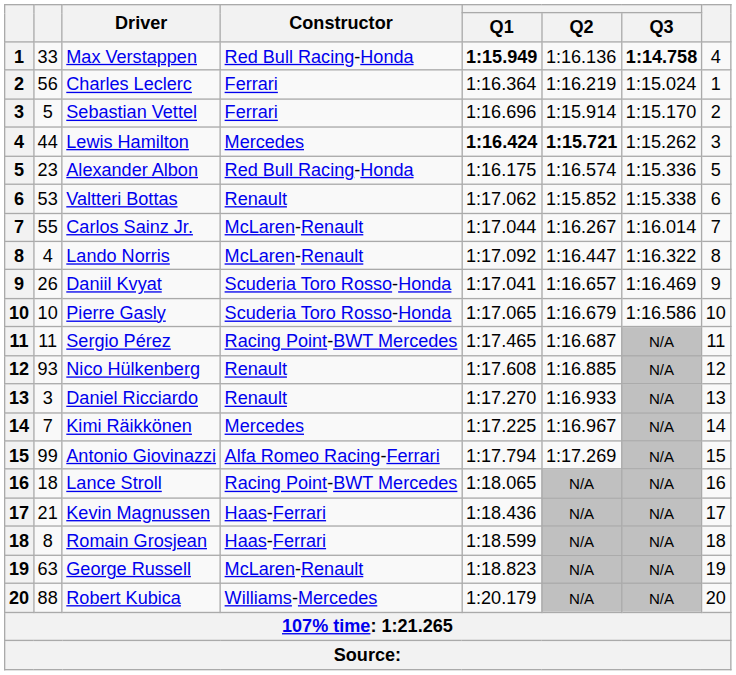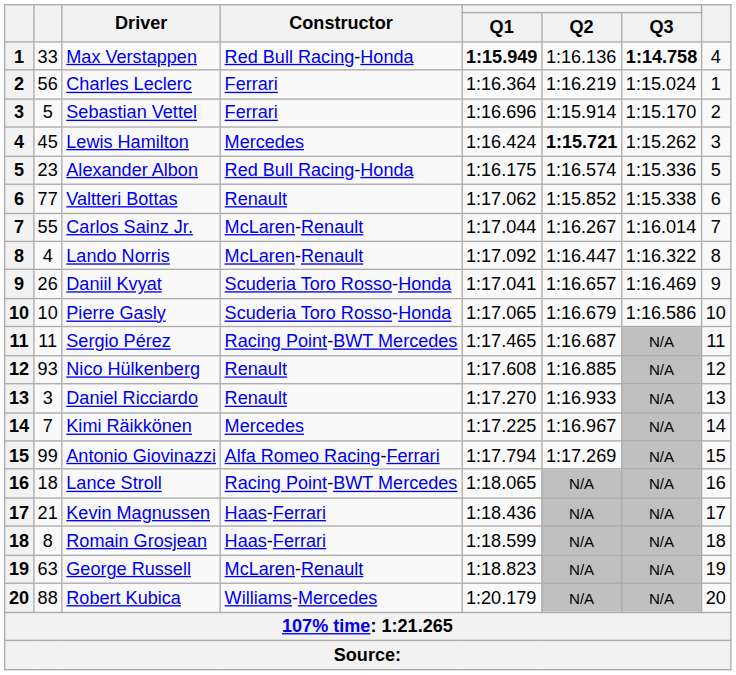(48, 141) 44 -> (48, 141) 45
(502, 141) bold -> (501, 141) normal
(48, 198) 53 -> (48, 198) 77
